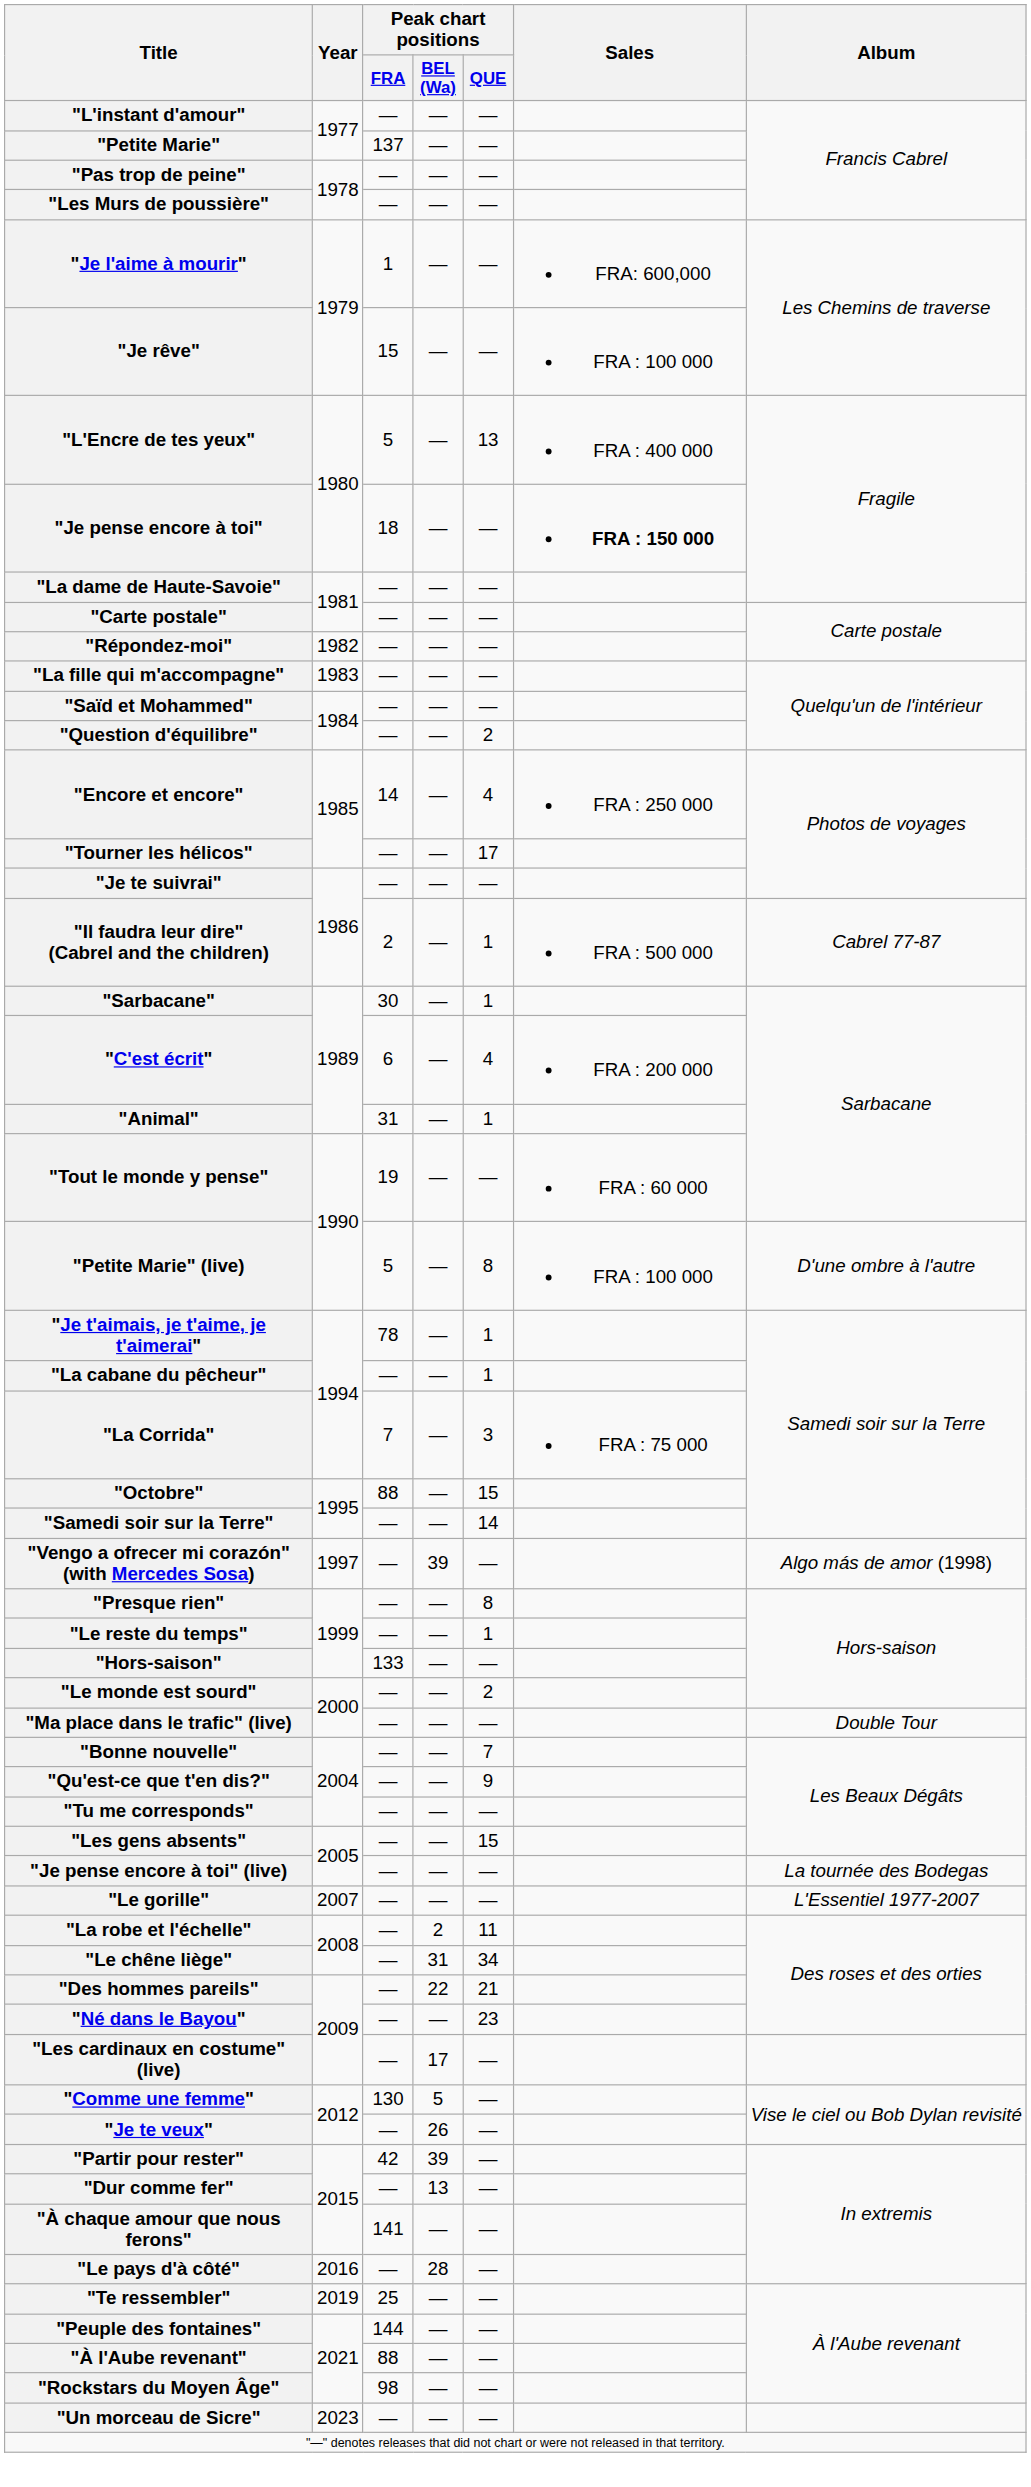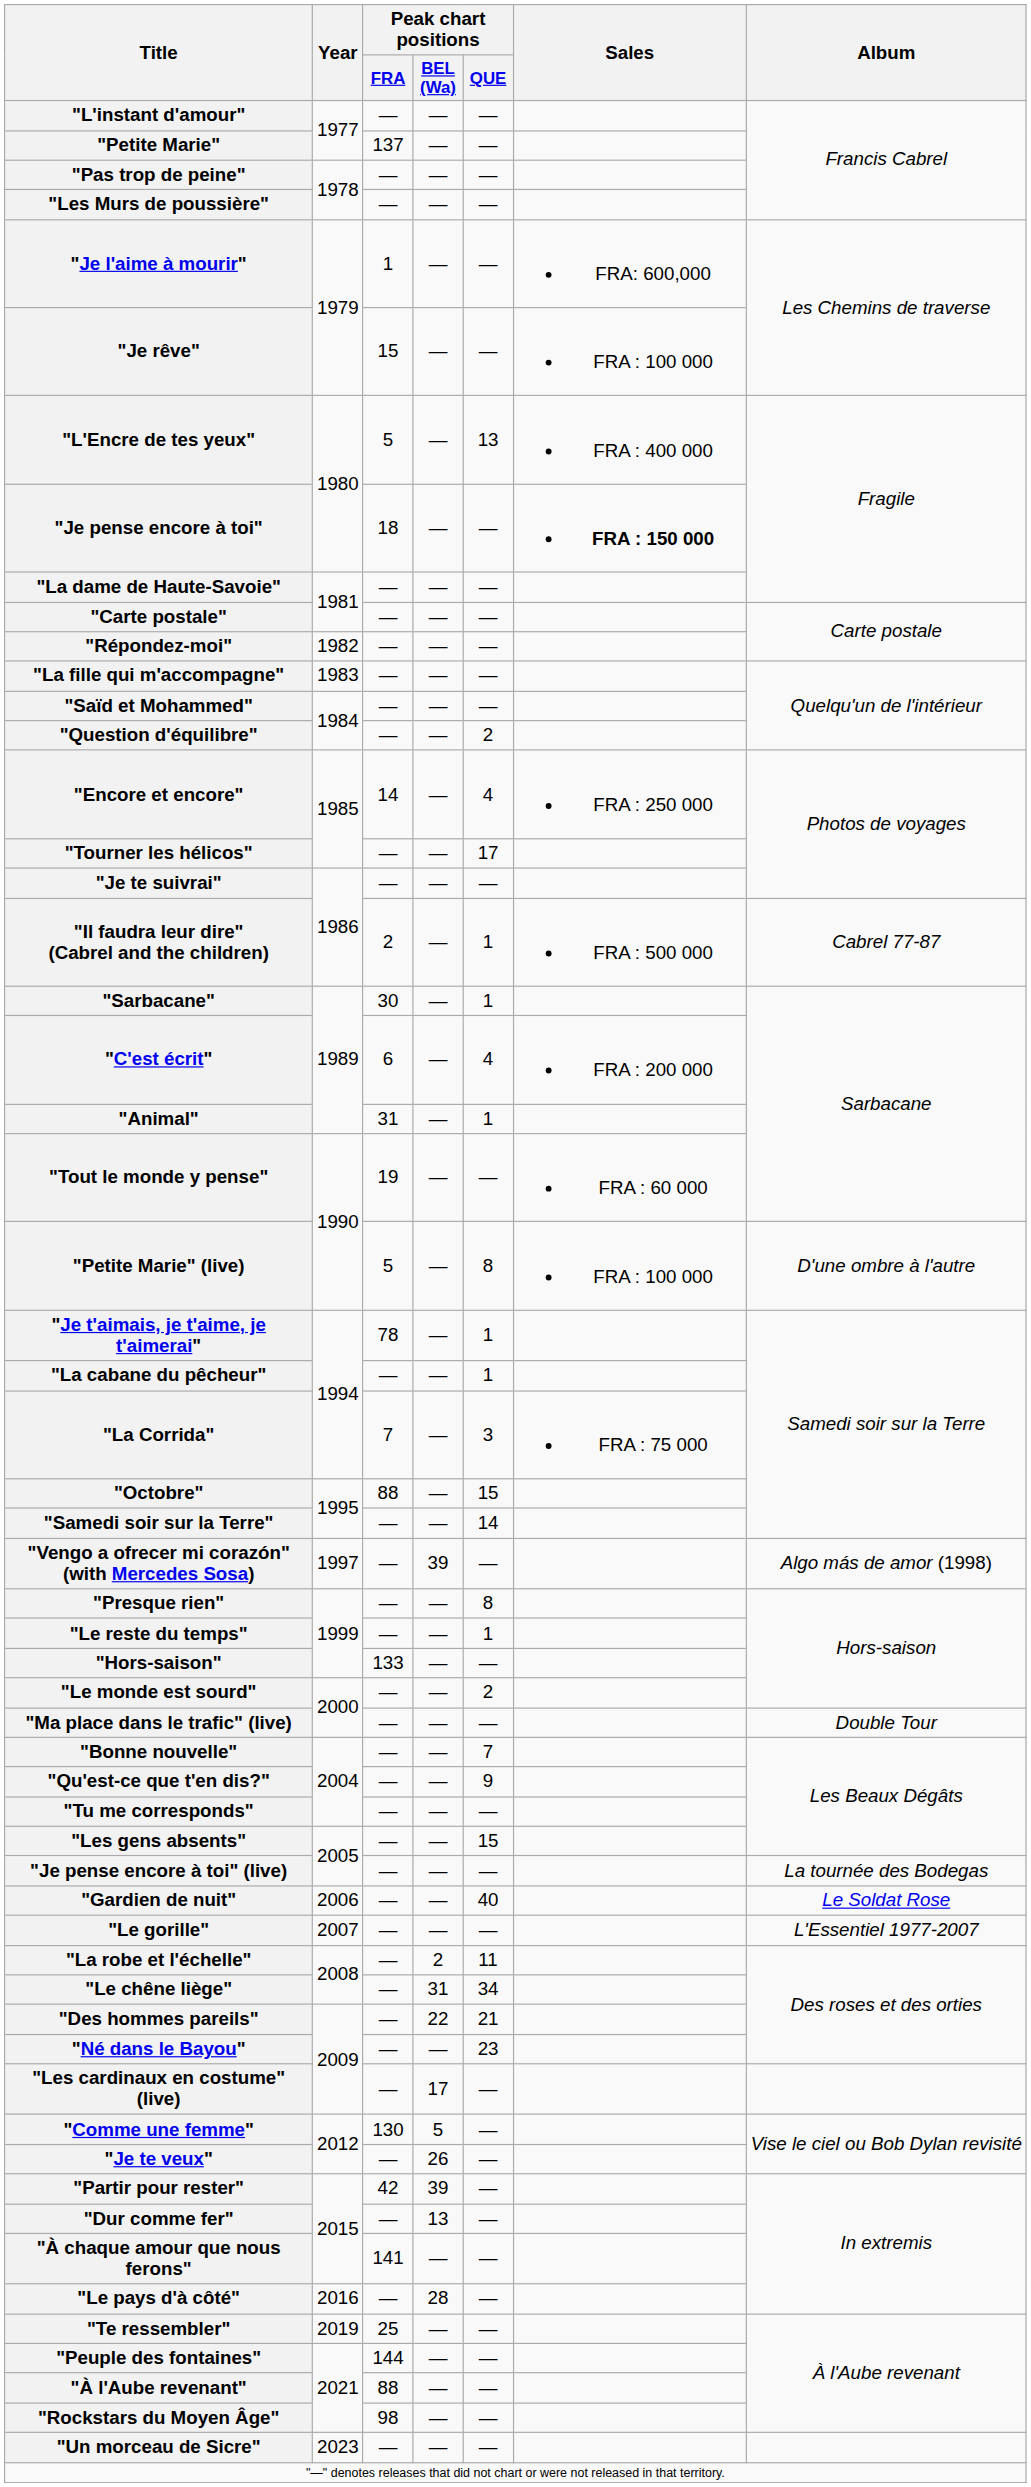+ row: (159, 1900)
